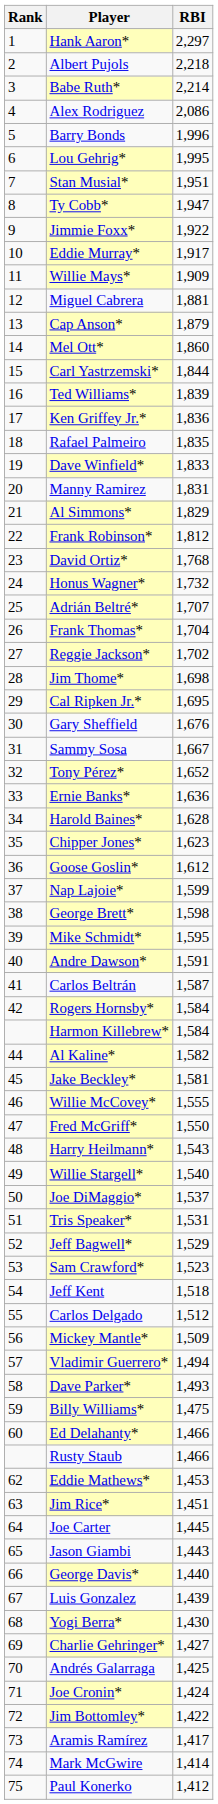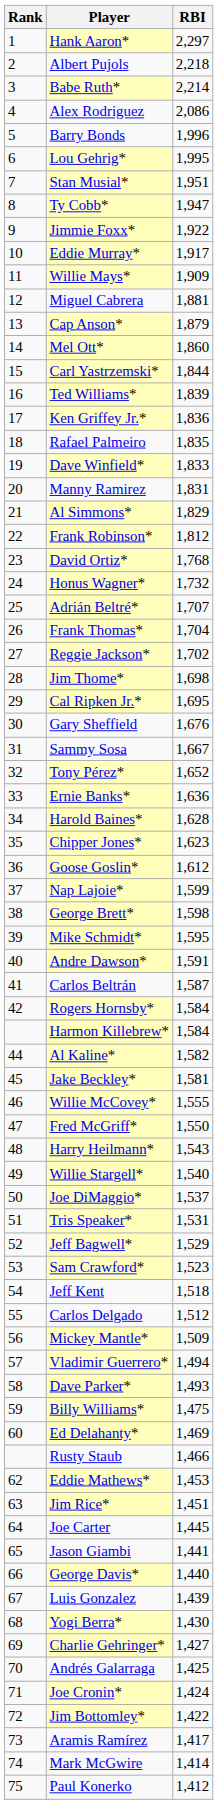(193, 1433) 1,466 -> (193, 1433) 1,469
(193, 1551) 1,443 -> (193, 1551) 1,441
